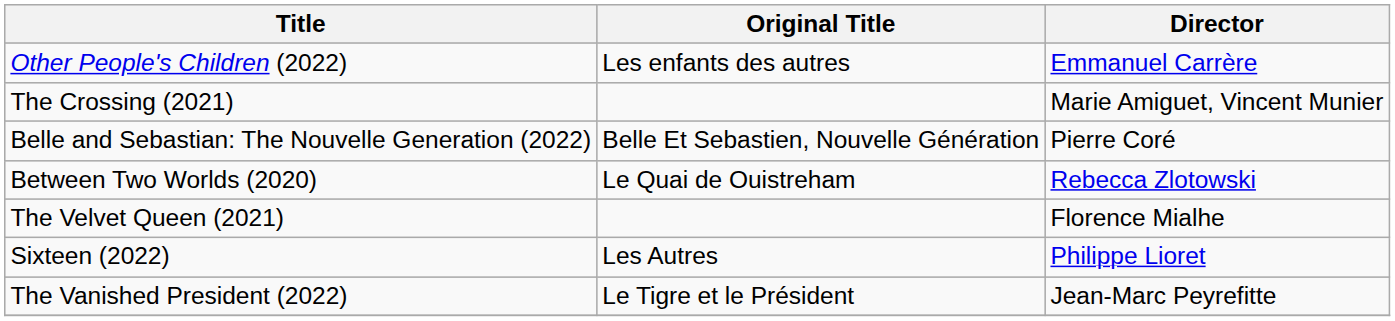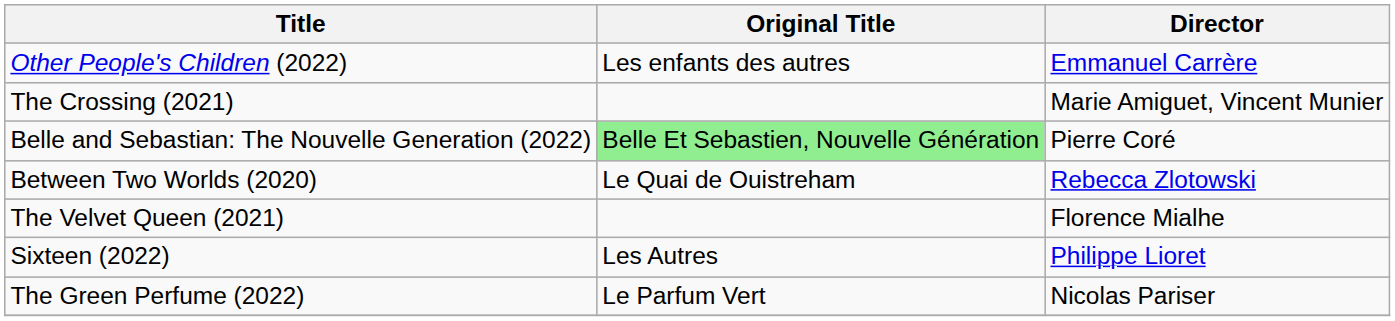(821, 140) no background -> (821, 140) lightgreen background
- row: (179, 295)
+ row: (157, 295)
